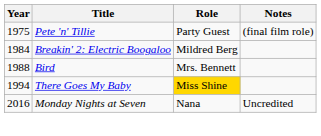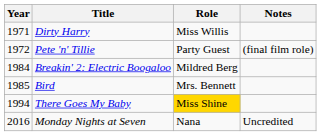+ row: (62, 31)
(18, 31) 1975 -> (18, 49) 1972
(18, 67) 1988 -> (18, 85) 1985
